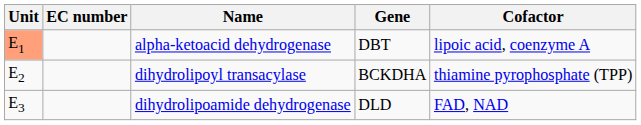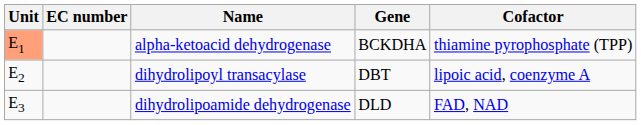(374, 45) DBT -> (392, 45) BCKDHA
(512, 45) lipoic acid, coenzyme A -> (533, 45) thiamine pyrophosphate (TPP)
(392, 74) BCKDHA -> (374, 74) DBT
(533, 74) thiamine pyrophosphate (TPP) -> (512, 74) lipoic acid, coenzyme A
